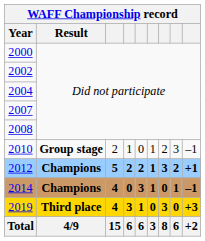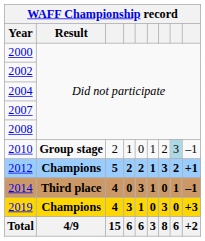(176, 149) no background -> (176, 149) lightblue background
(71, 187) Champions -> (71, 187) Third place
(71, 206) Third place -> (71, 206) Champions
